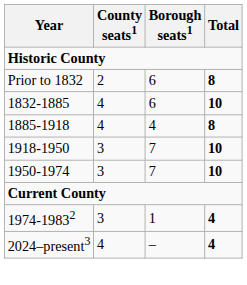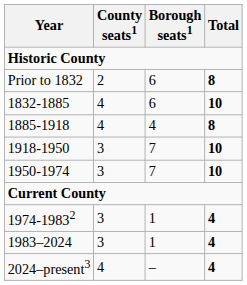+ row: (40, 242)
